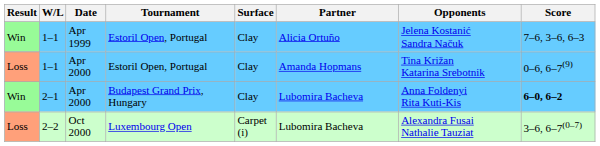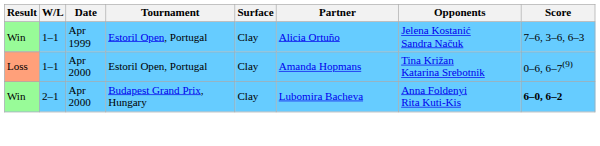- row: (50, 126)
